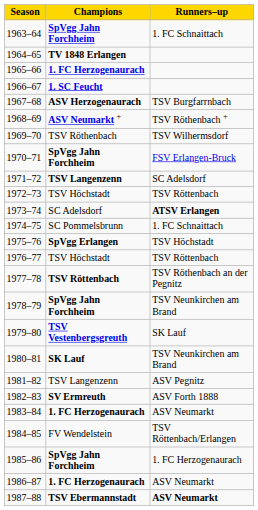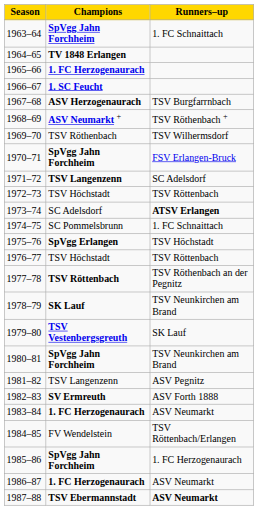(74, 305) SpVgg Jahn Forchheim -> (66, 305) SK Lauf
(66, 359) SK Lauf -> (74, 359) SpVgg Jahn Forchheim
